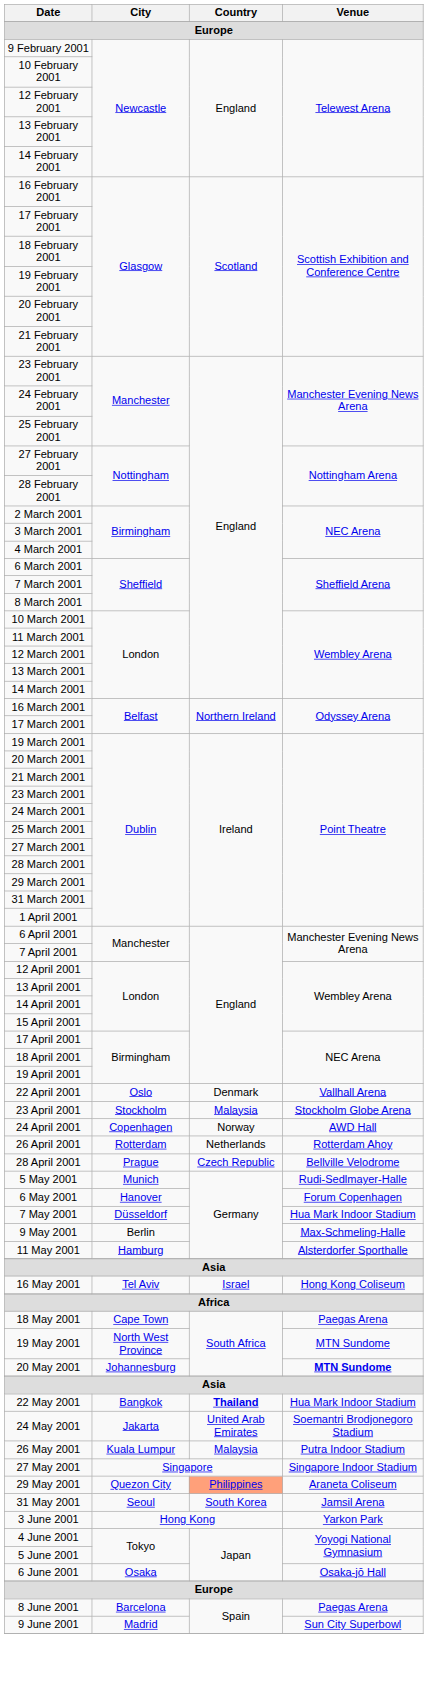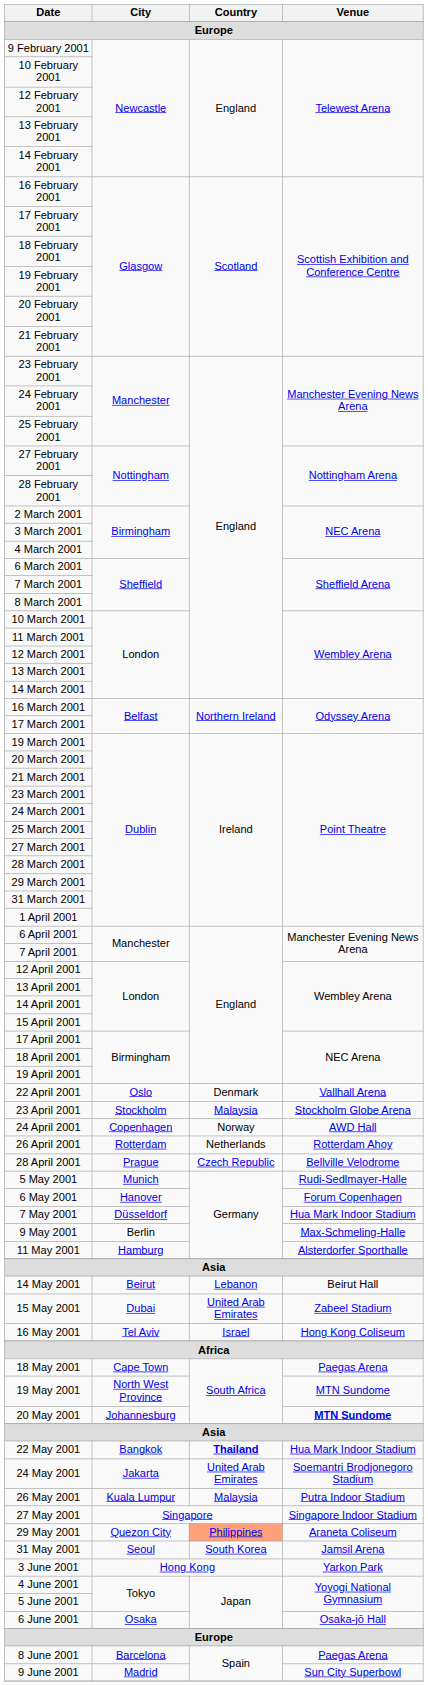+ row: (48, 1285)
+ row: (48, 1308)
